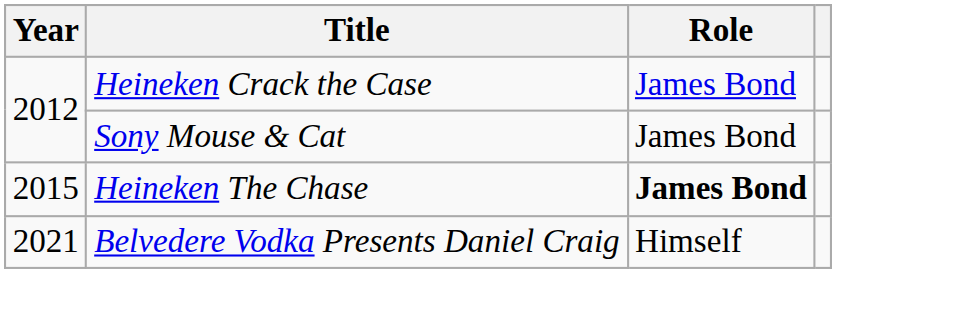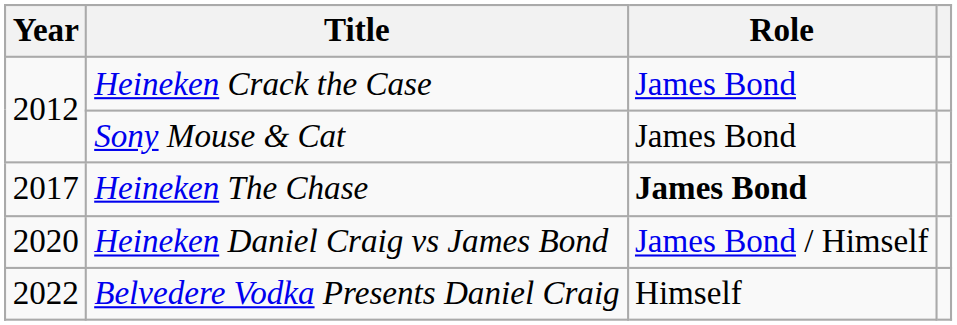(46, 188) 2015 -> (46, 188) 2017
+ row: (351, 240)
(46, 240) 2021 -> (46, 293) 2022
